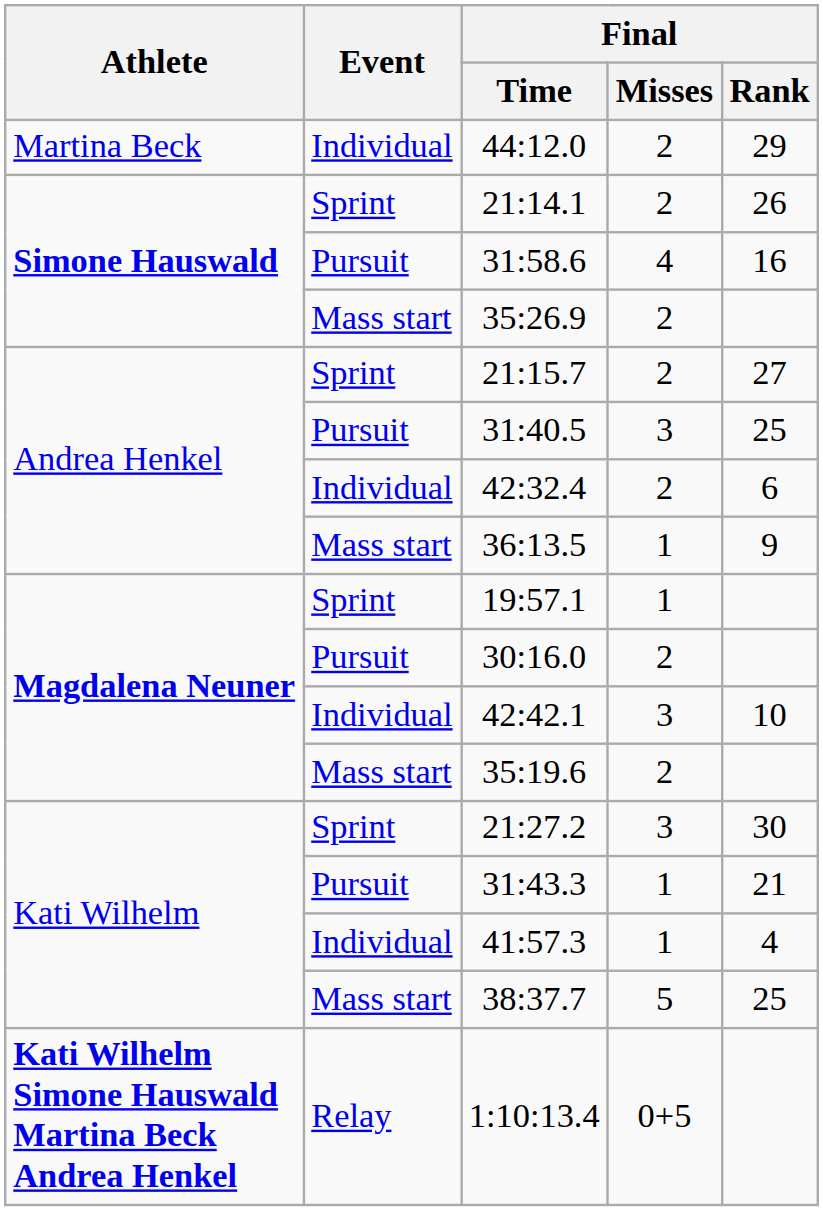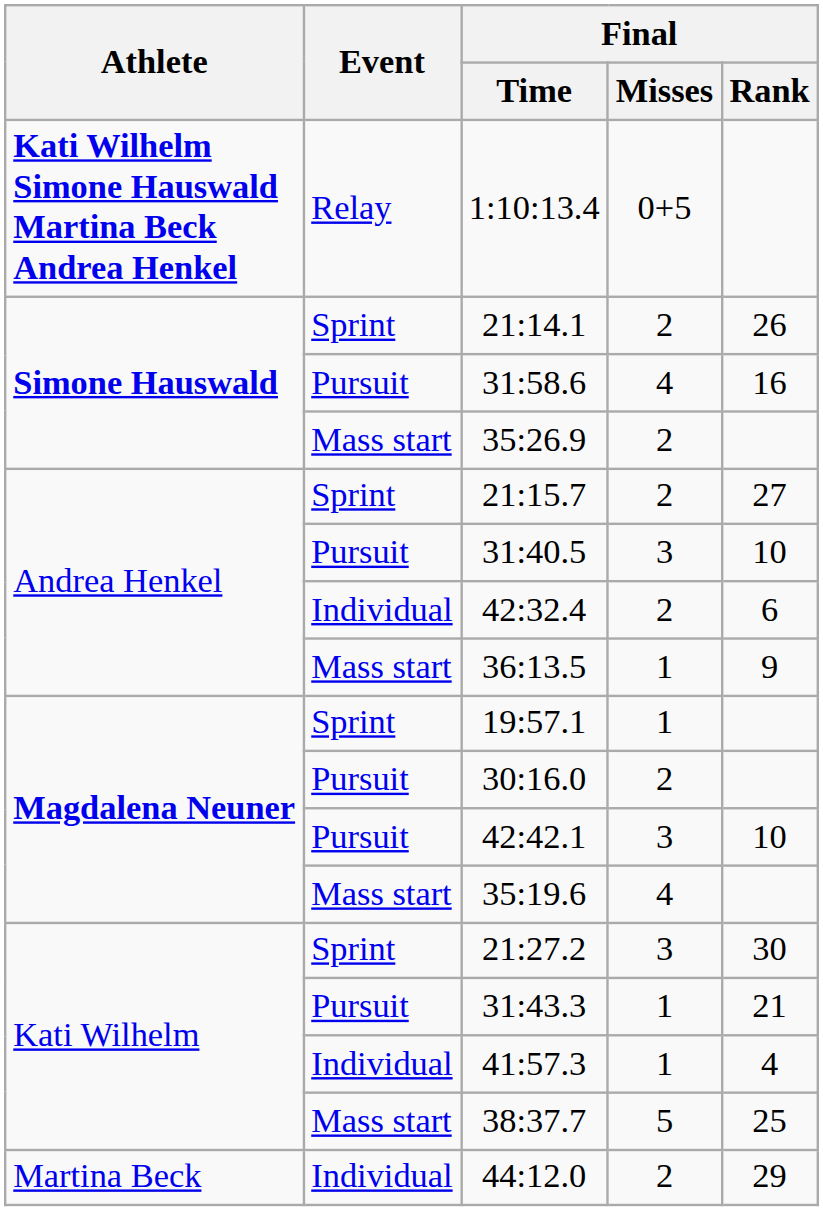rows swapped: (534, 146) <-> (534, 1115)
(770, 430) 25 -> (770, 552) 10
(382, 714) Individual -> (360, 836) Pursuit
(665, 771) 2 -> (665, 893) 4
